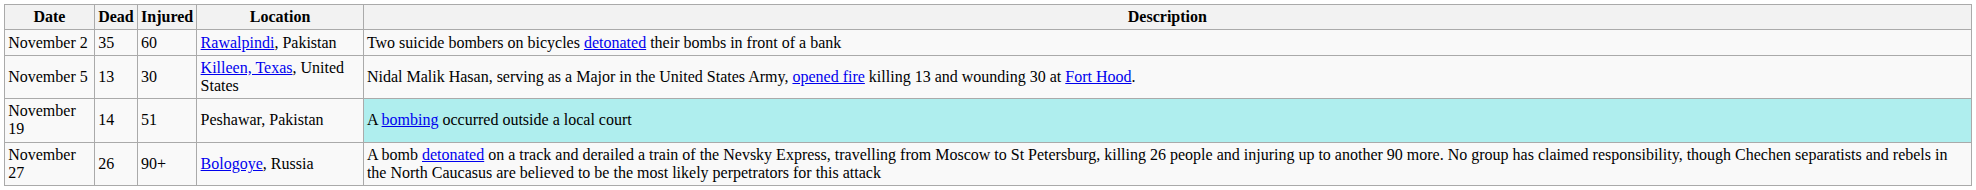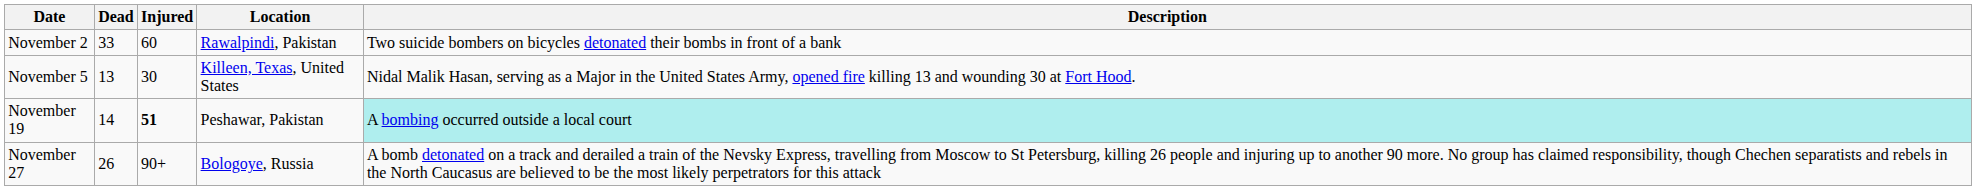(106, 42) 35 -> (106, 42) 33
(149, 120) normal -> (149, 120) bold
